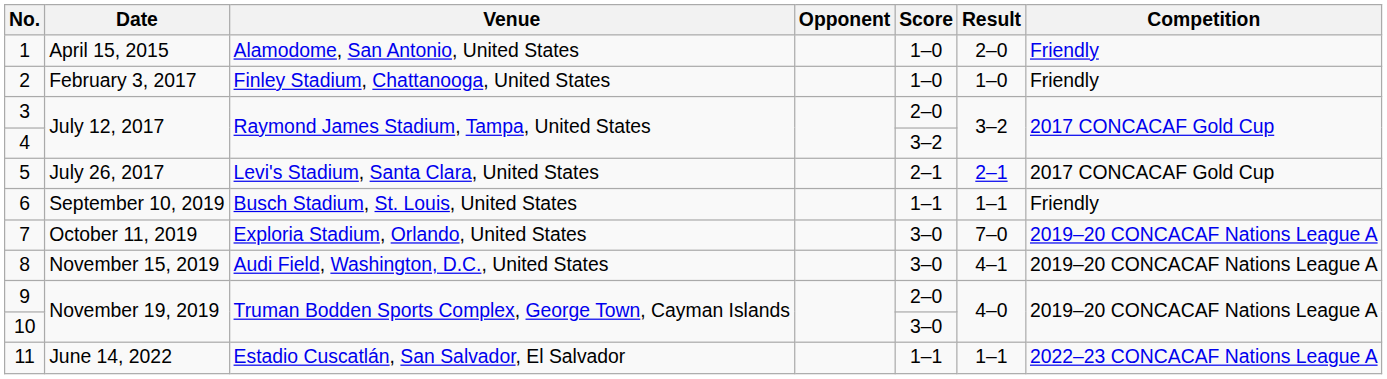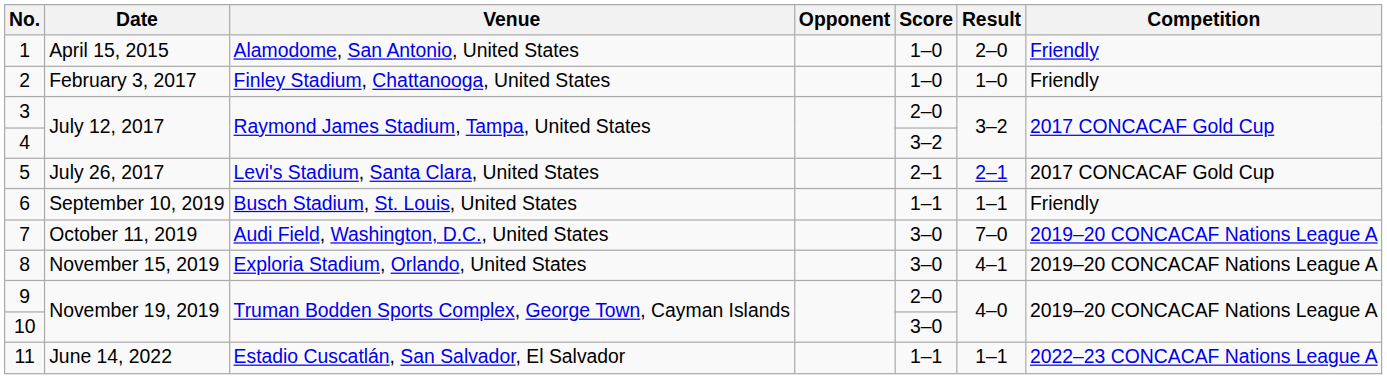(410, 234) Exploria Stadium, Orlando, United States -> (421, 234) Audi Field, Washington, D.C., United States
(421, 265) Audi Field, Washington, D.C., United States -> (410, 265) Exploria Stadium, Orlando, United States
